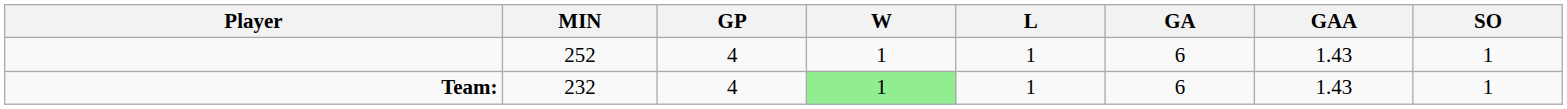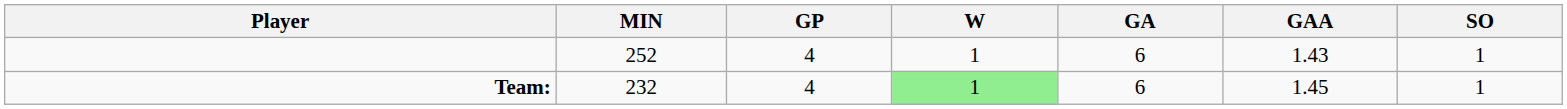- column: (1031, 21)
(1334, 87) 1.43 -> (1310, 87) 1.45
